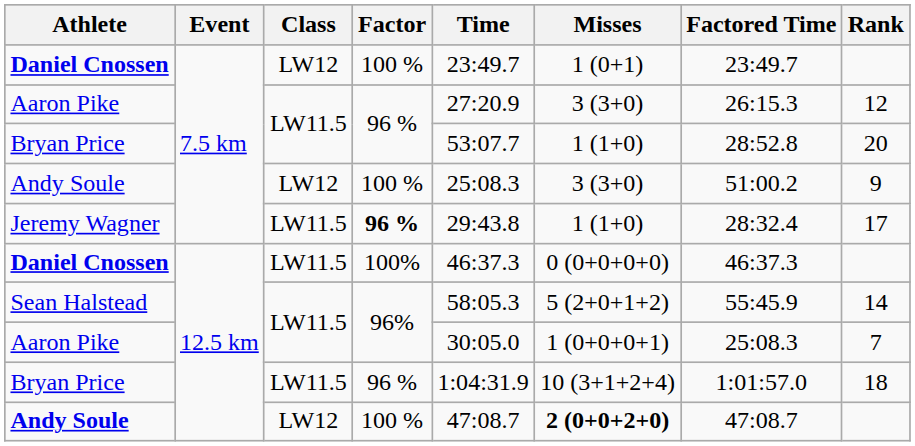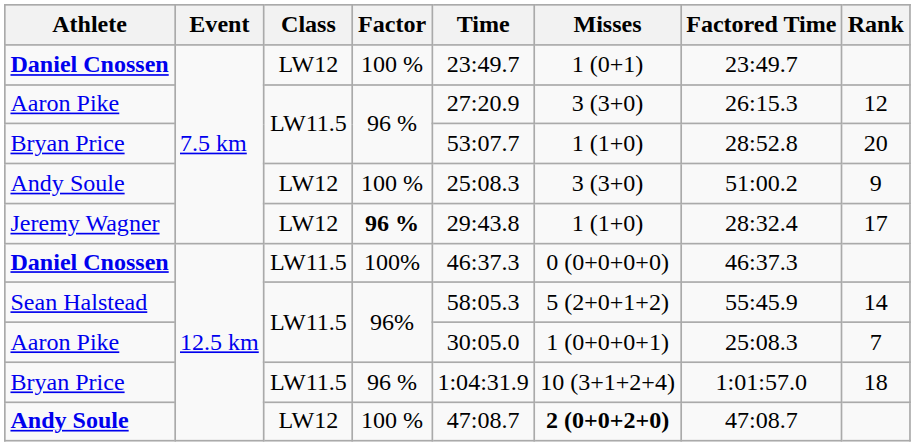(308, 223) LW11.5 -> (308, 223) LW12
